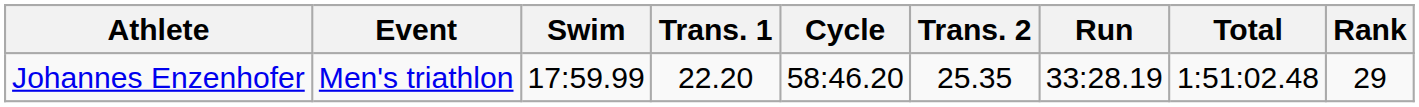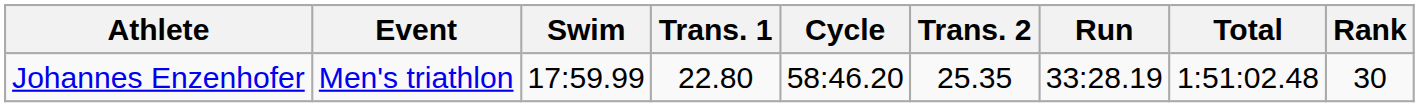(716, 77) 22.20 -> (716, 77) 22.80
(1370, 77) 29 -> (1370, 77) 30
